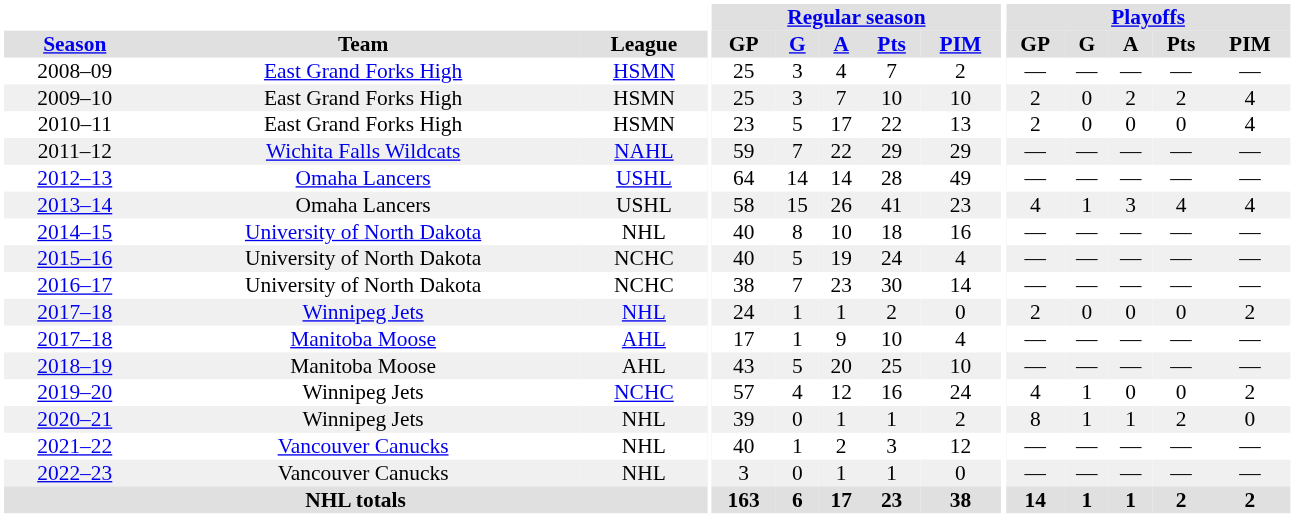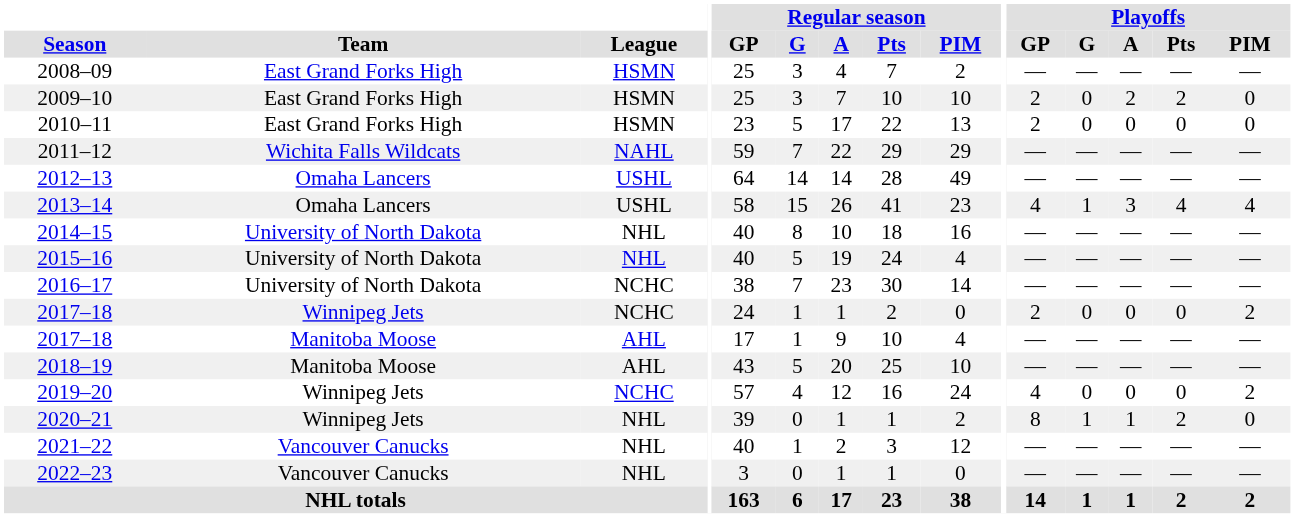(1250, 97) 4 -> (1250, 97) 0
(1250, 124) 4 -> (1250, 124) 0
(644, 258) NCHC -> (644, 258) NHL
(644, 312) NHL -> (644, 312) NCHC
(1087, 392) 1 -> (1087, 392) 0
